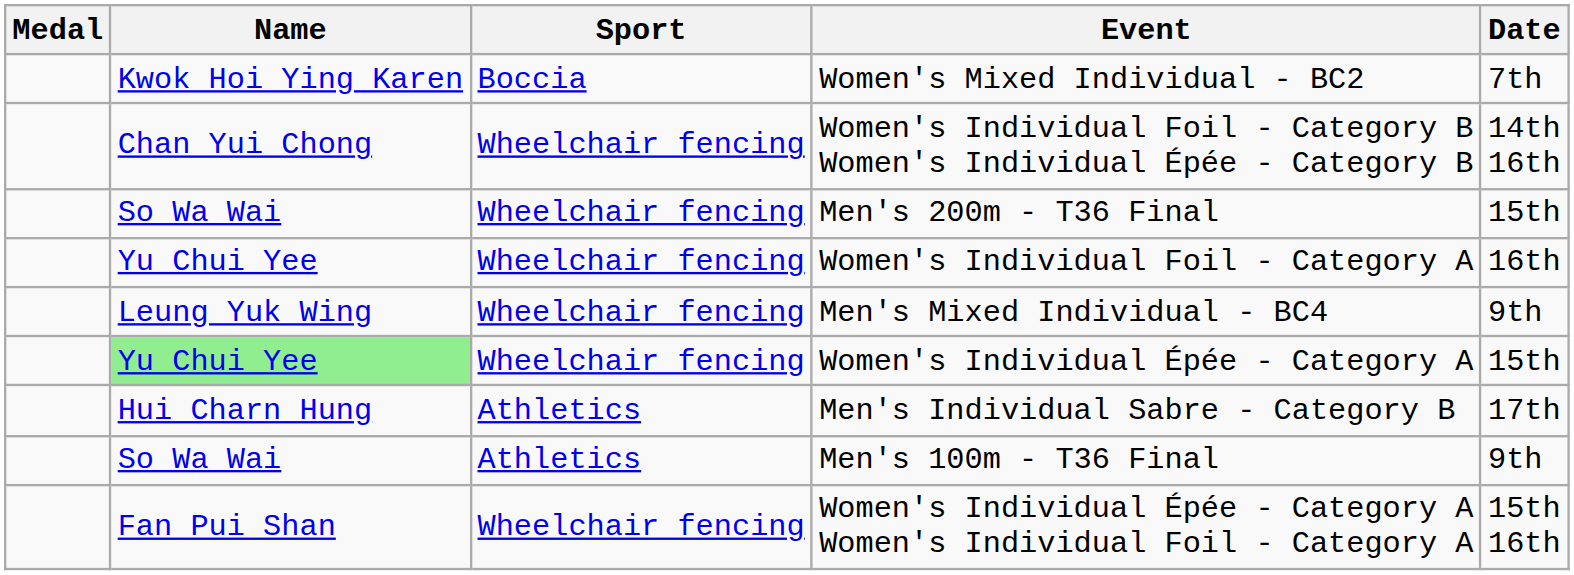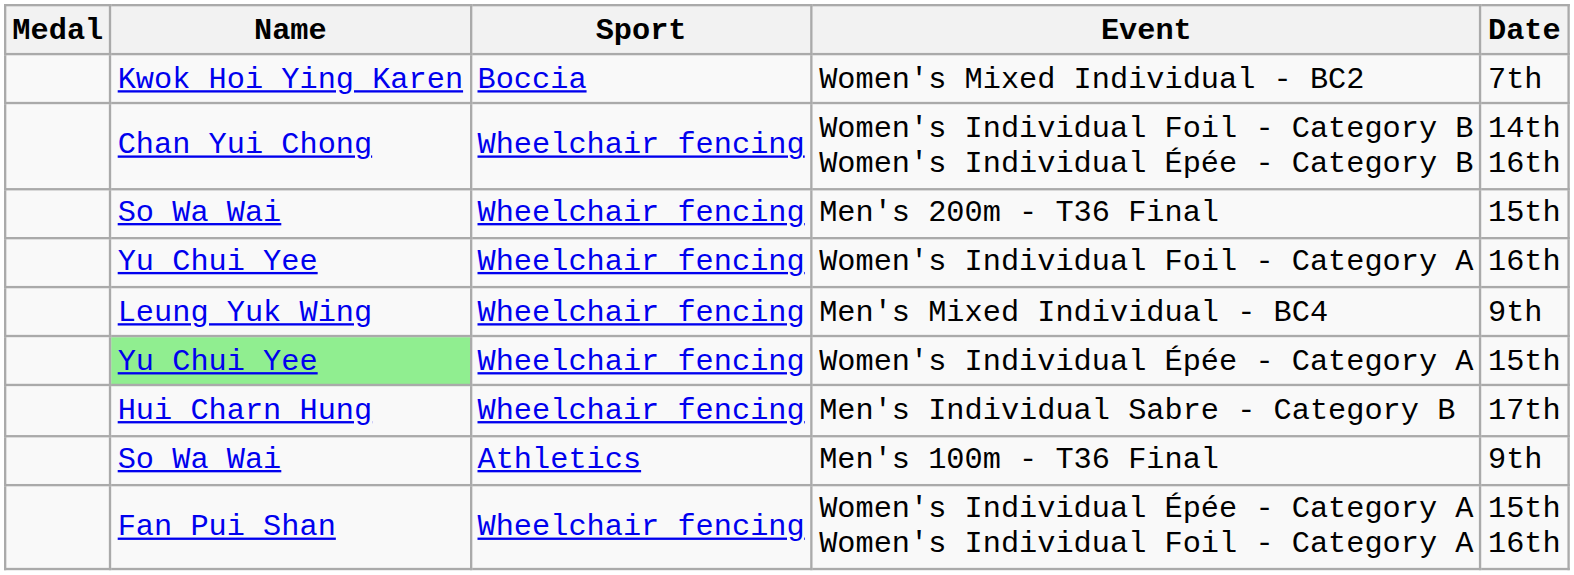(559, 410) Athletics -> (641, 410) Wheelchair fencing
